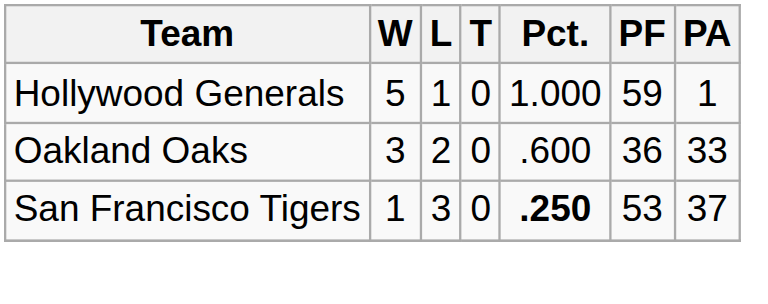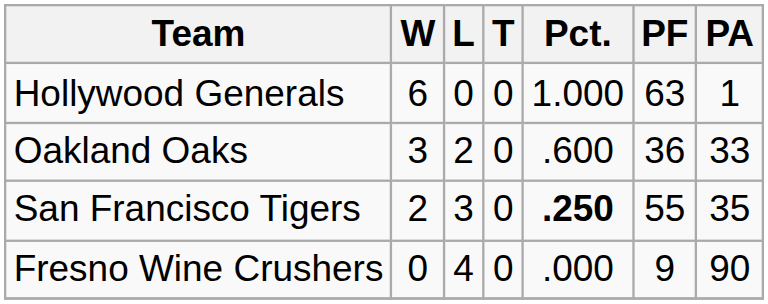(395, 92) 5 -> (418, 92) 6
(441, 92) 1 -> (464, 92) 0
(642, 92) 59 -> (665, 92) 63
(395, 209) 1 -> (418, 209) 2
(642, 209) 53 -> (665, 209) 55
(707, 209) 37 -> (730, 209) 35
+ row: (199, 268)
